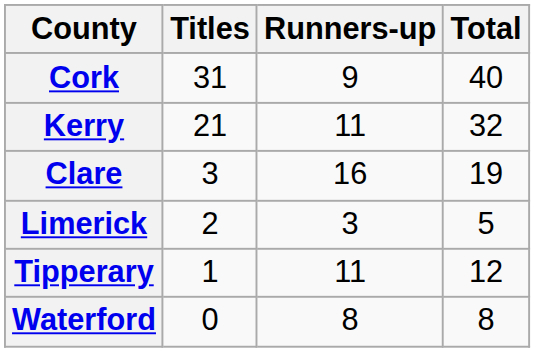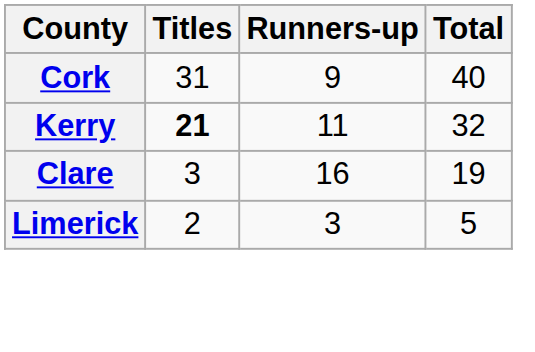(210, 126) normal -> (192, 126) bold
- row: (84, 272)
- row: (84, 321)
